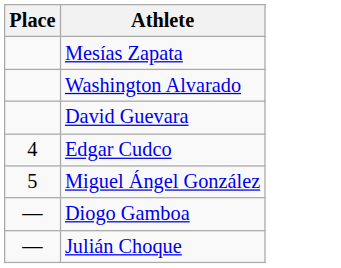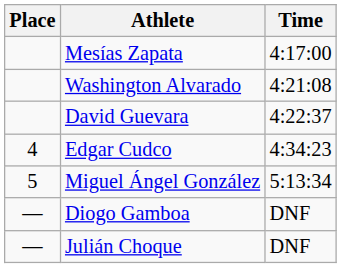+ column: (301, 20)
